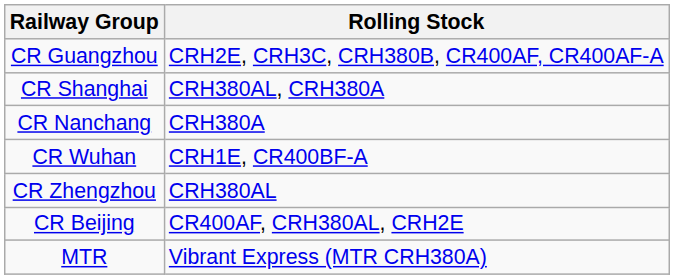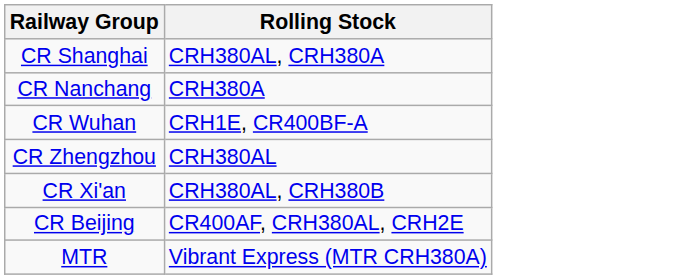- row: (84, 56)
+ row: (84, 190)
